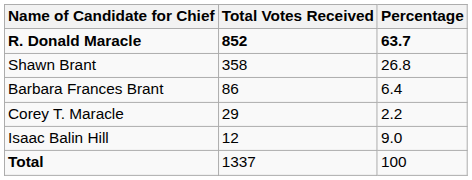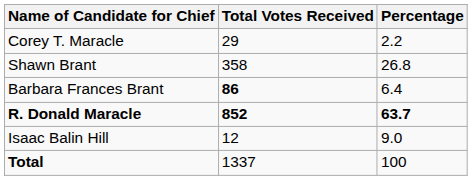rows swapped: (75, 41) <-> (66, 114)
(230, 89) normal -> (230, 89) bold
